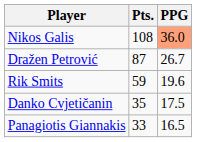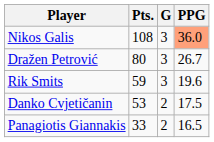+ column: (166, 15)
(139, 59) 87 -> (139, 59) 80
(139, 103) 35 -> (139, 103) 53
